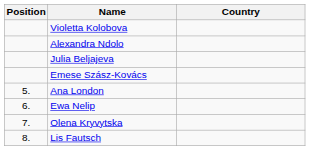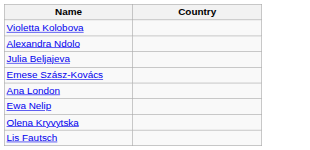- column: (26, 12)
